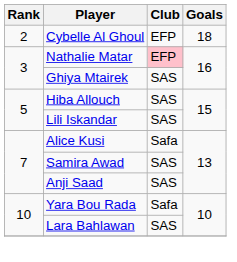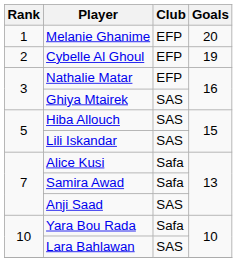+ row: (98, 36)
(204, 36) 18 -> (210, 57) 19
(163, 57) pink background -> (169, 78) no background
(164, 162) SAS -> (170, 183) Safa
